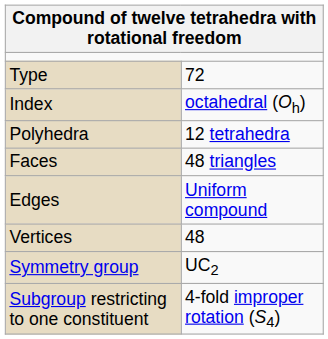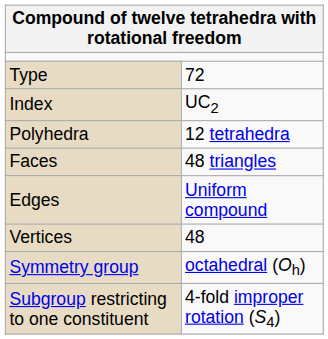(245, 105) octahedral (Oh) -> (202, 105) UC2
(202, 267) UC2 -> (245, 267) octahedral (Oh)
